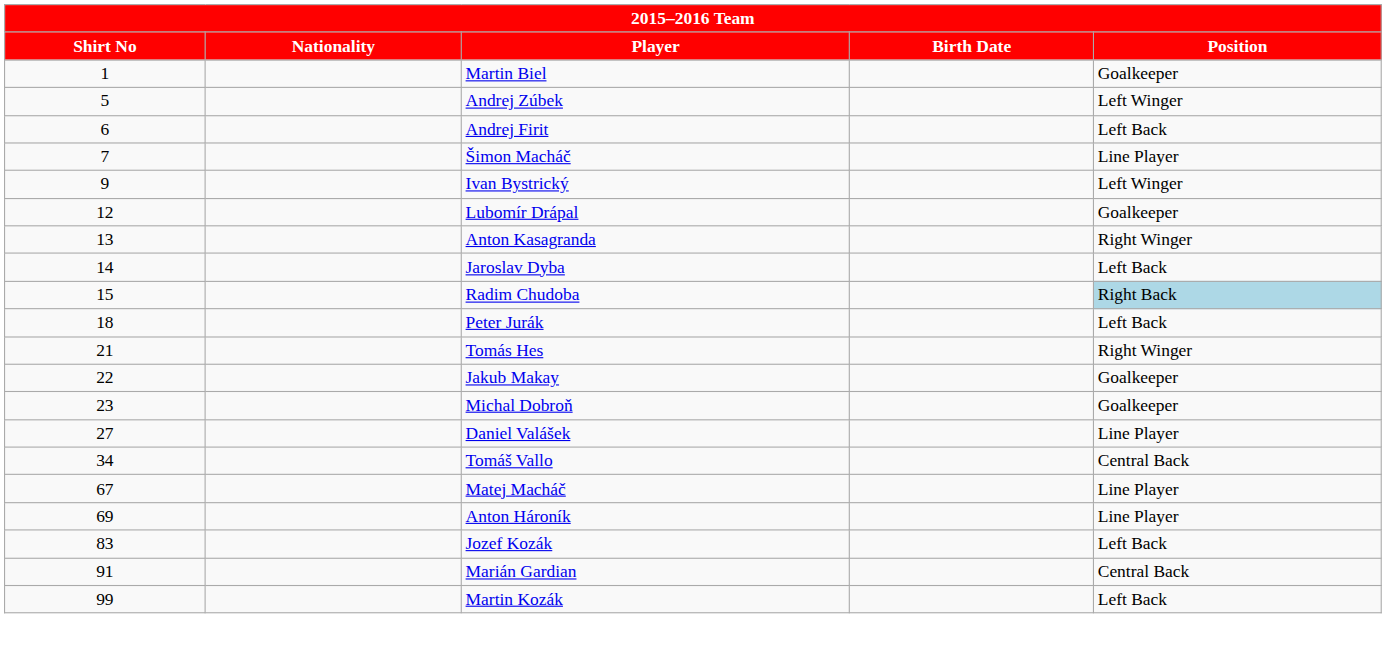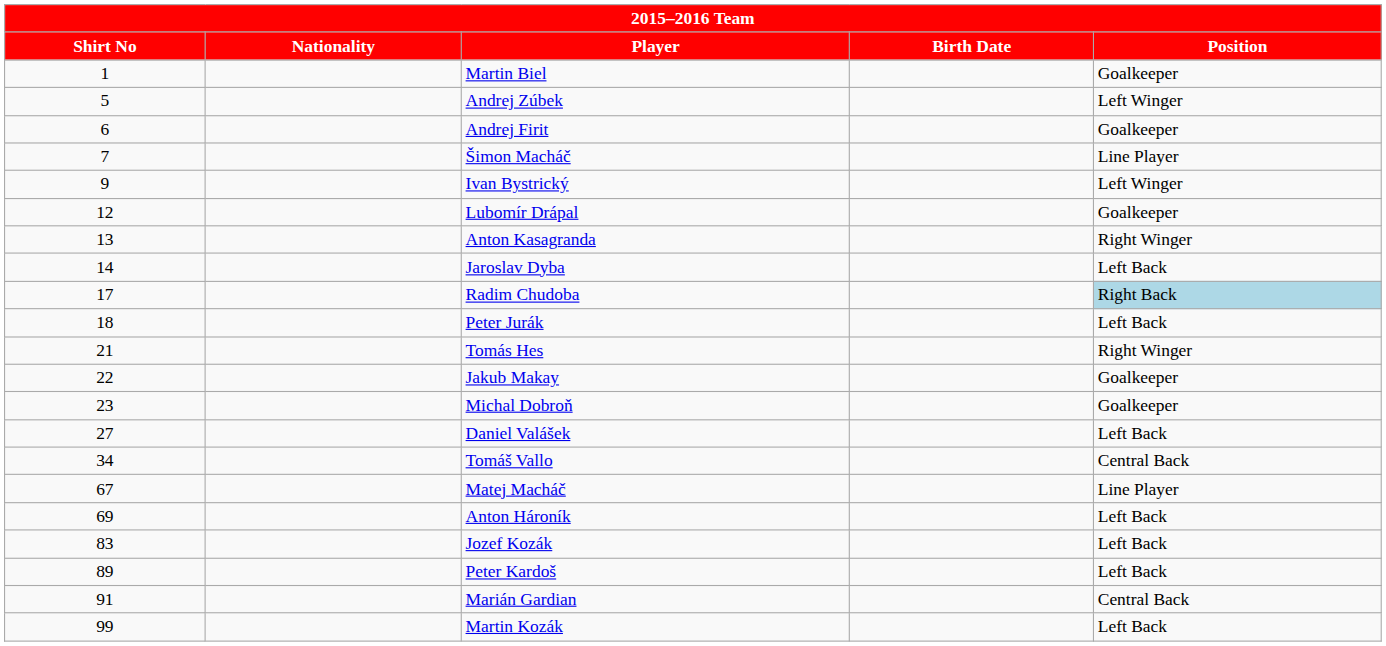(1132, 128) Left Back -> (1138, 128) Goalkeeper
(105, 294) 15 -> (105, 294) 17
(1138, 433) Line Player -> (1132, 433) Left Back
(1138, 516) Line Player -> (1132, 516) Left Back
+ row: (511, 571)
